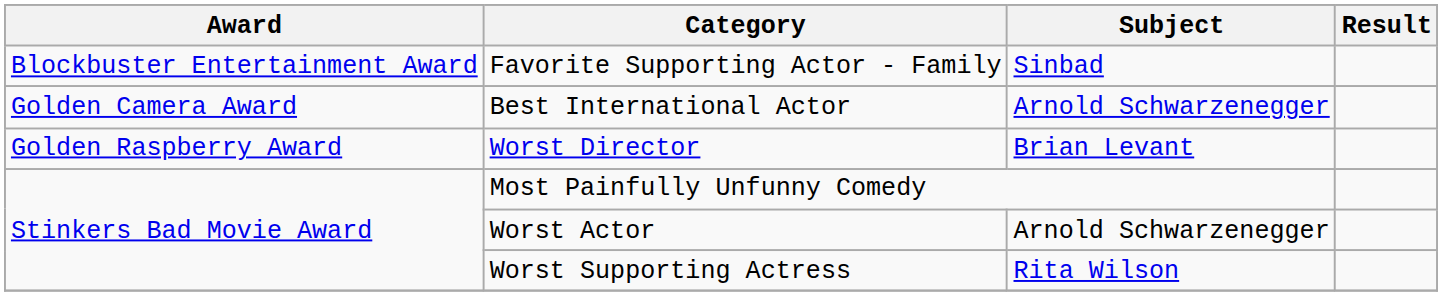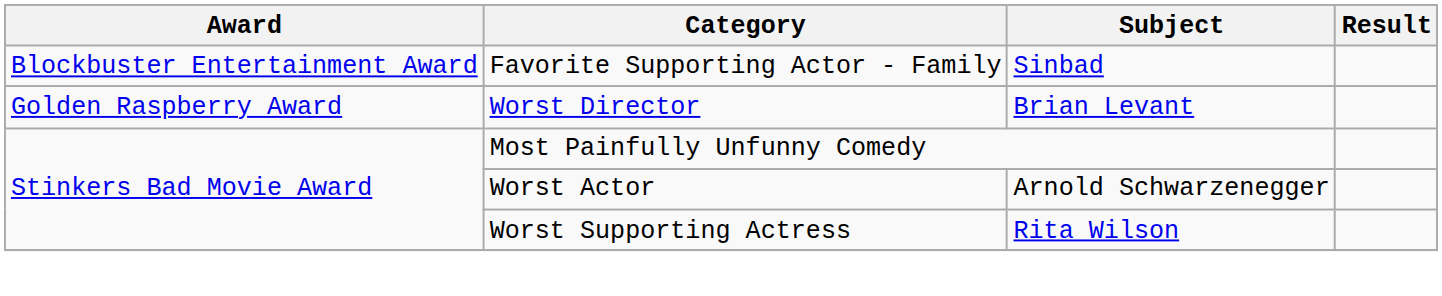- row: (670, 107)
